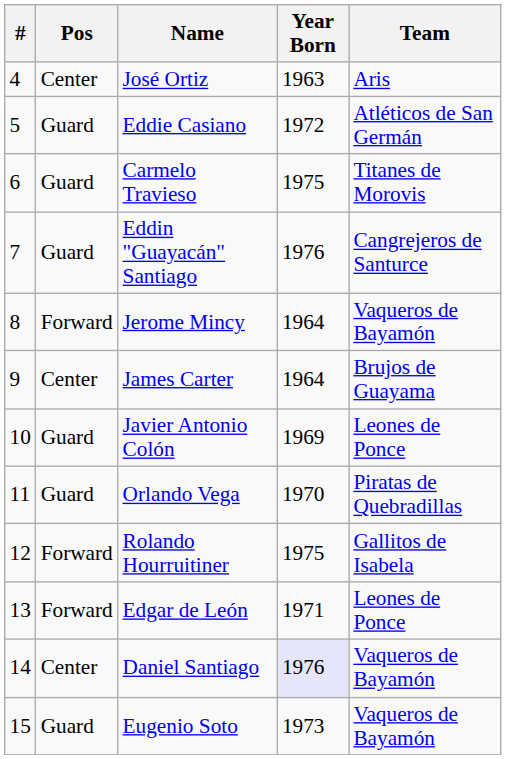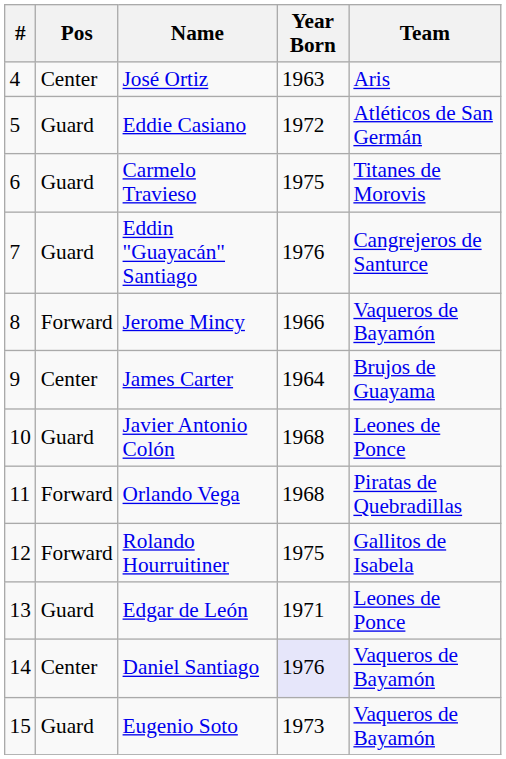(303, 321) 1964 -> (303, 321) 1966
(303, 437) 1969 -> (303, 437) 1968
(67, 494) Guard -> (77, 494) Forward
(303, 494) 1970 -> (303, 494) 1968
(77, 610) Forward -> (67, 610) Guard
